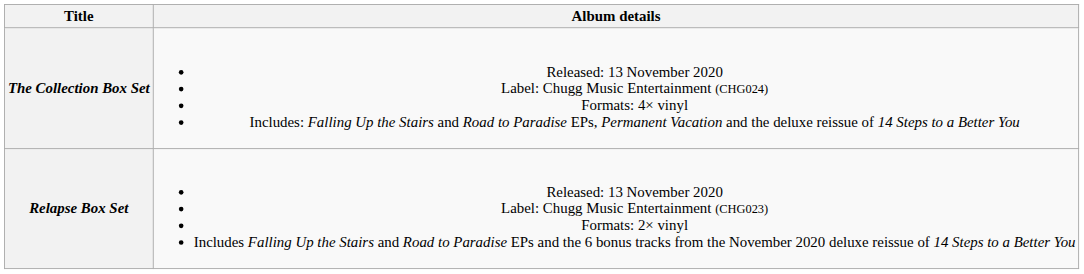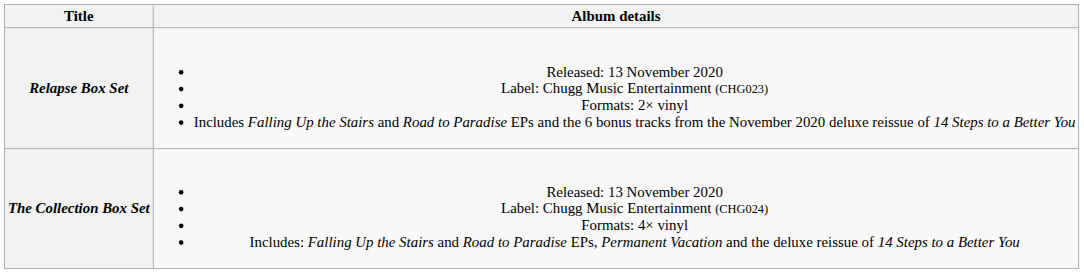rows swapped: (79, 208) <-> (79, 88)
